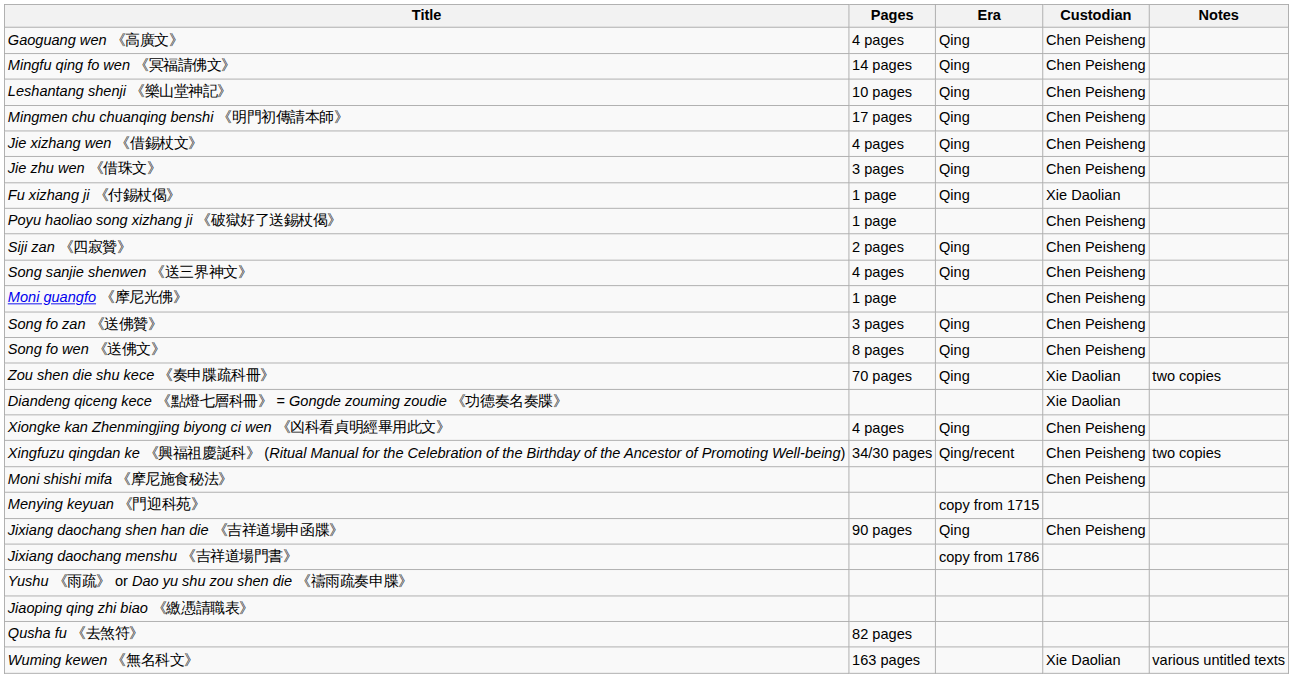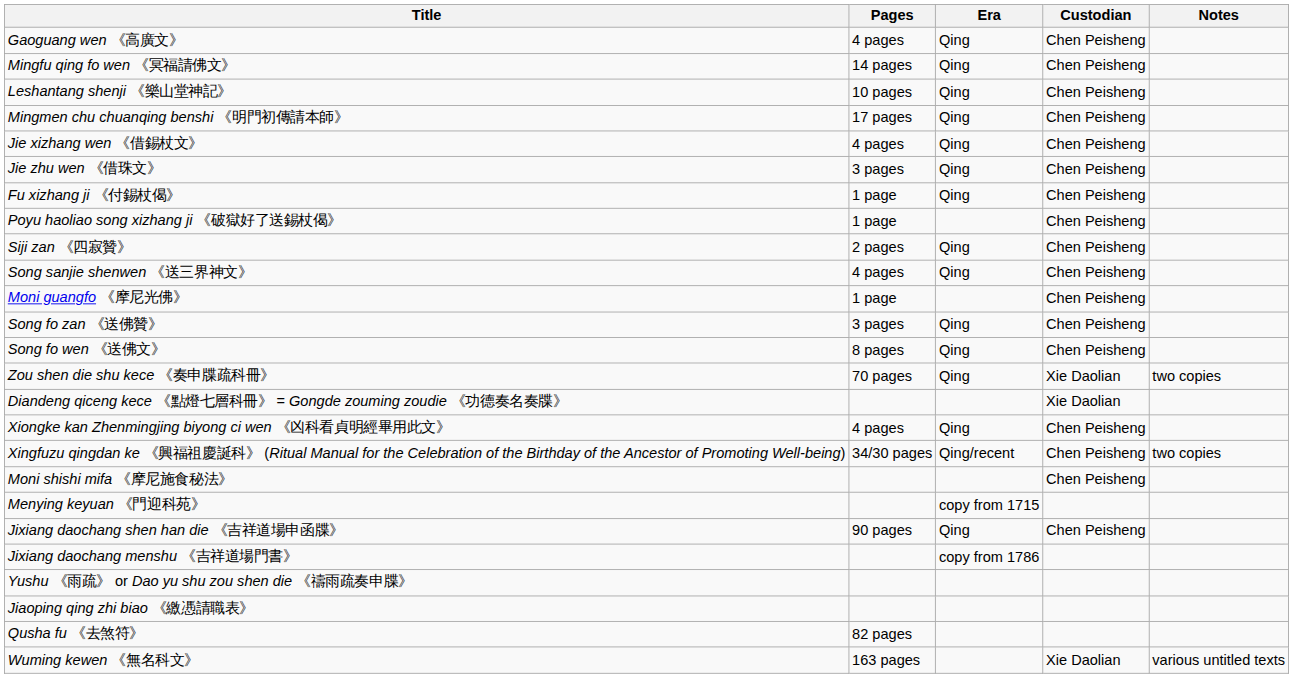(1083, 195) Xie Daolian -> (1096, 195) Chen Peisheng
